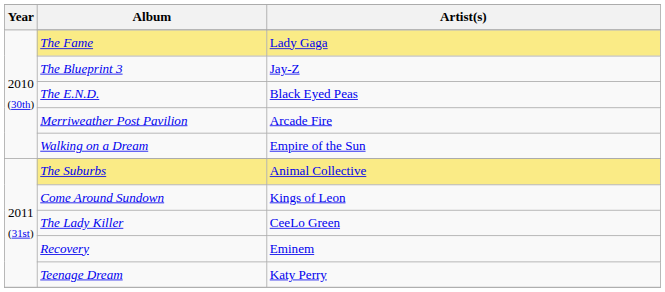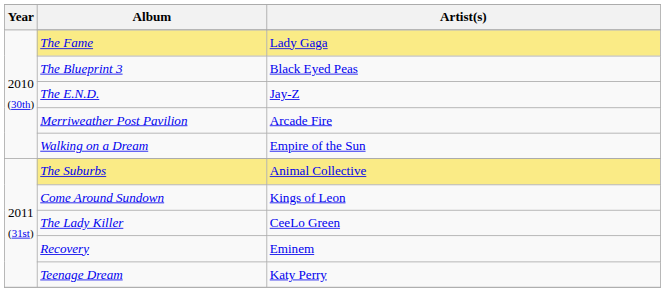(285, 68) Jay-Z -> (314, 68) Black Eyed Peas
(314, 94) Black Eyed Peas -> (285, 94) Jay-Z
